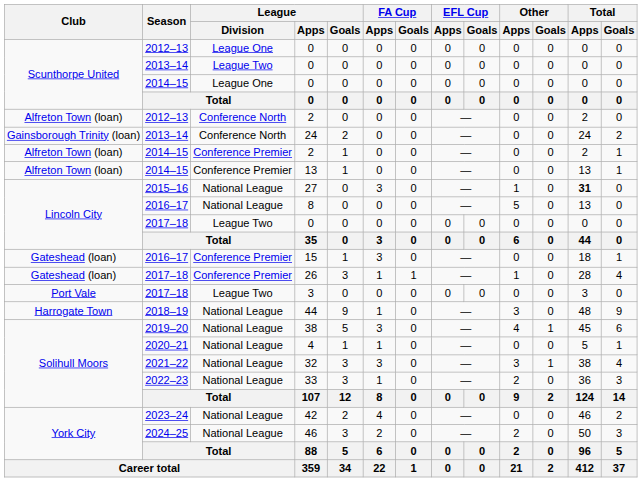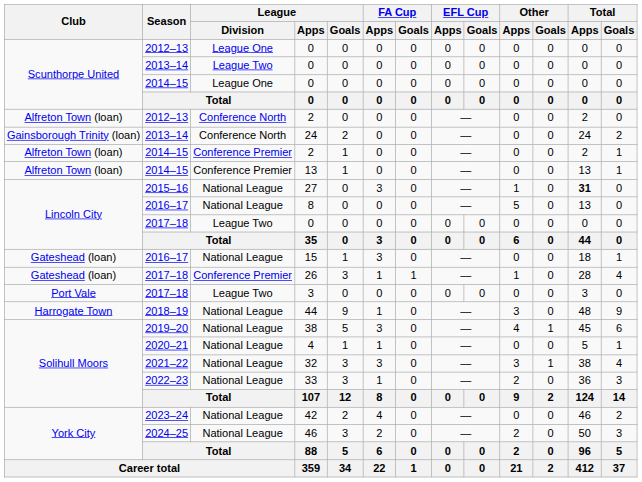(243, 258) Conference Premier -> (243, 258) National League
